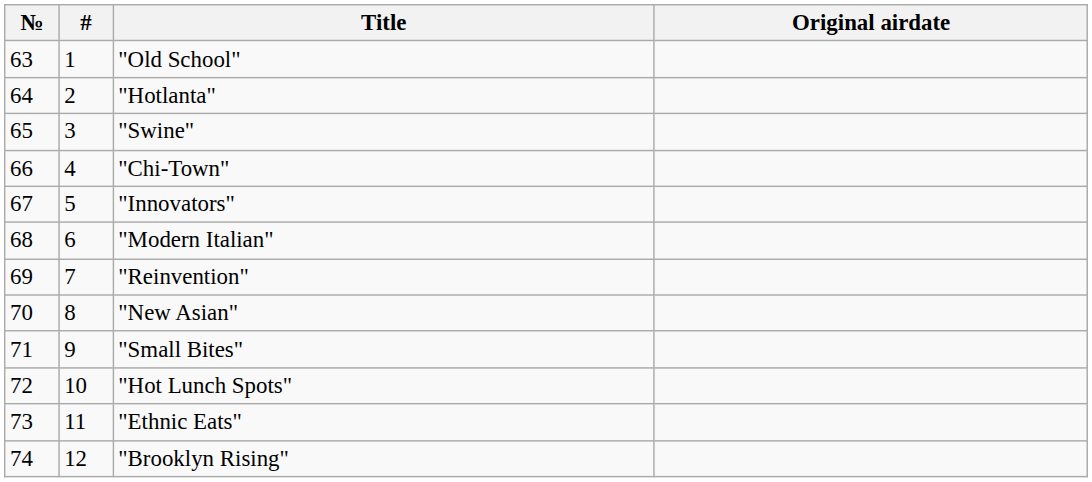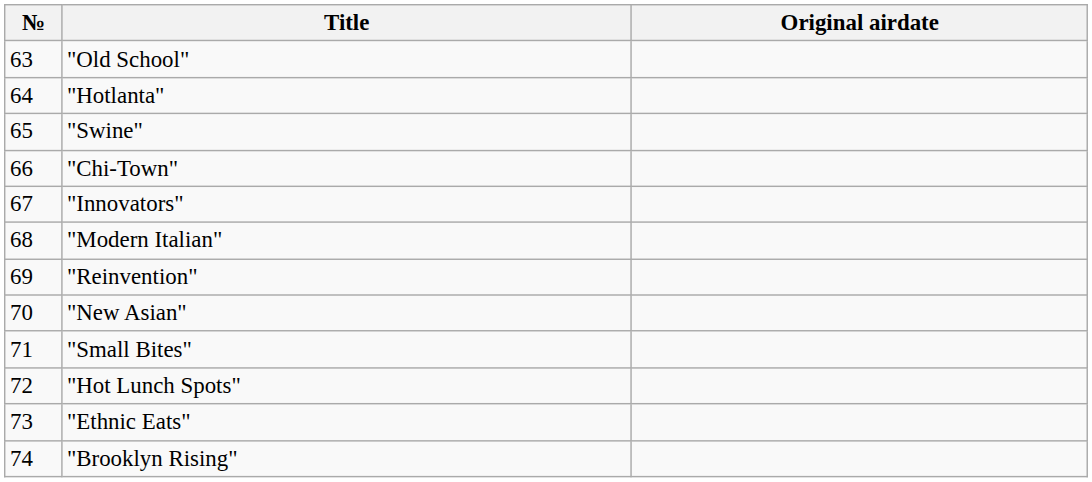- column: (86, 22)
